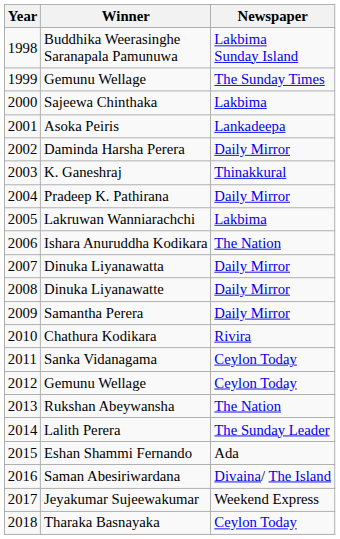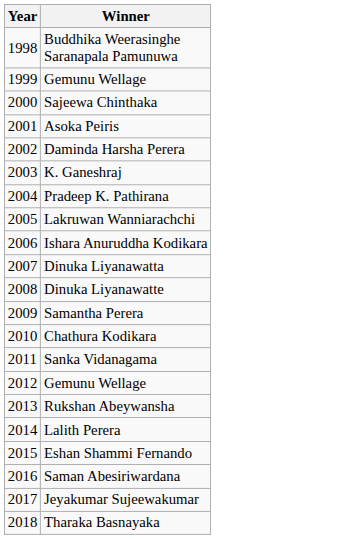- column: (273, 16)
